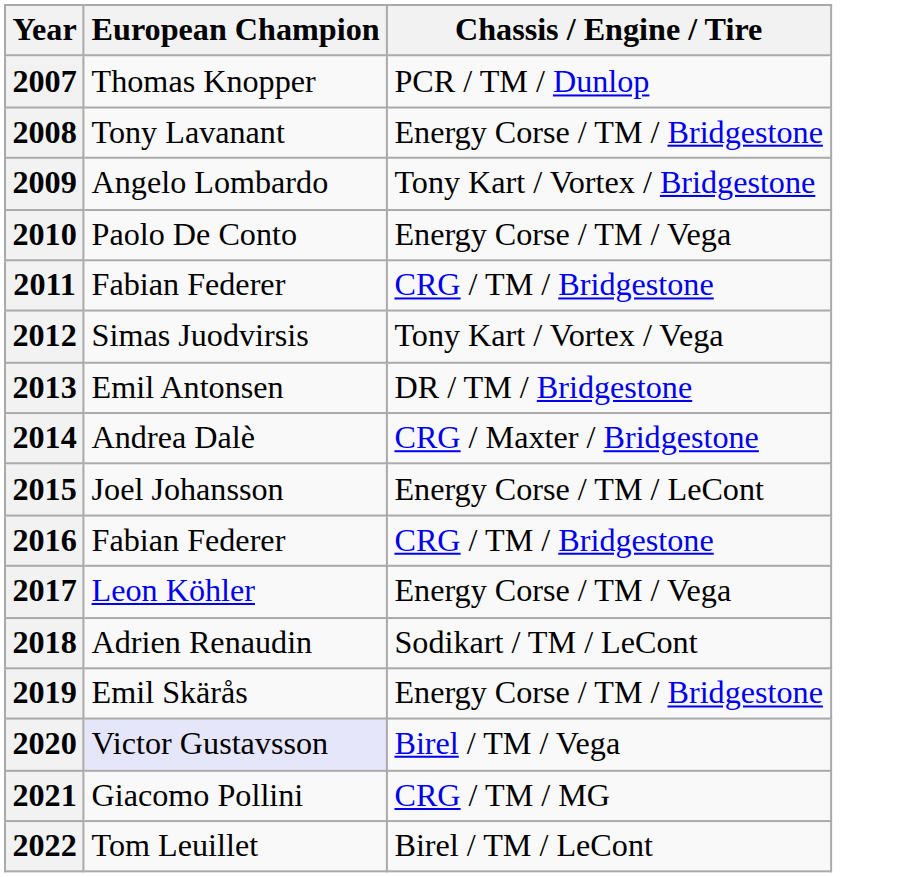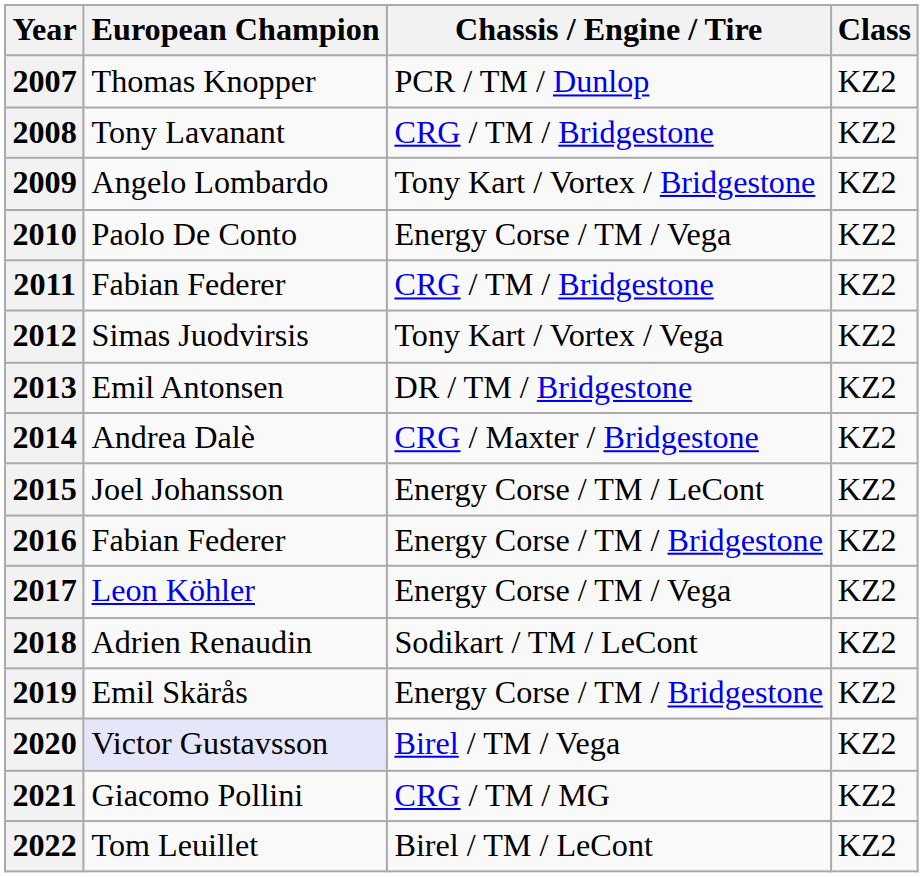+ column: (874, 30)
(609, 132) Energy Corse / TM / Bridgestone -> (554, 132) CRG / TM / Bridgestone
(554, 540) CRG / TM / Bridgestone -> (609, 540) Energy Corse / TM / Bridgestone
